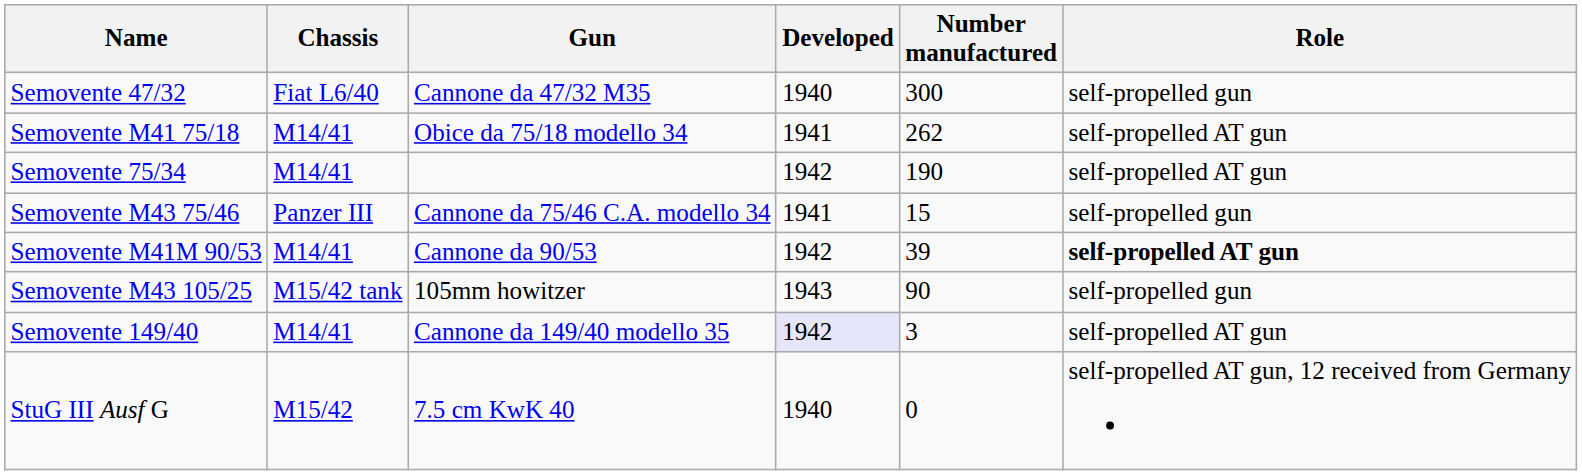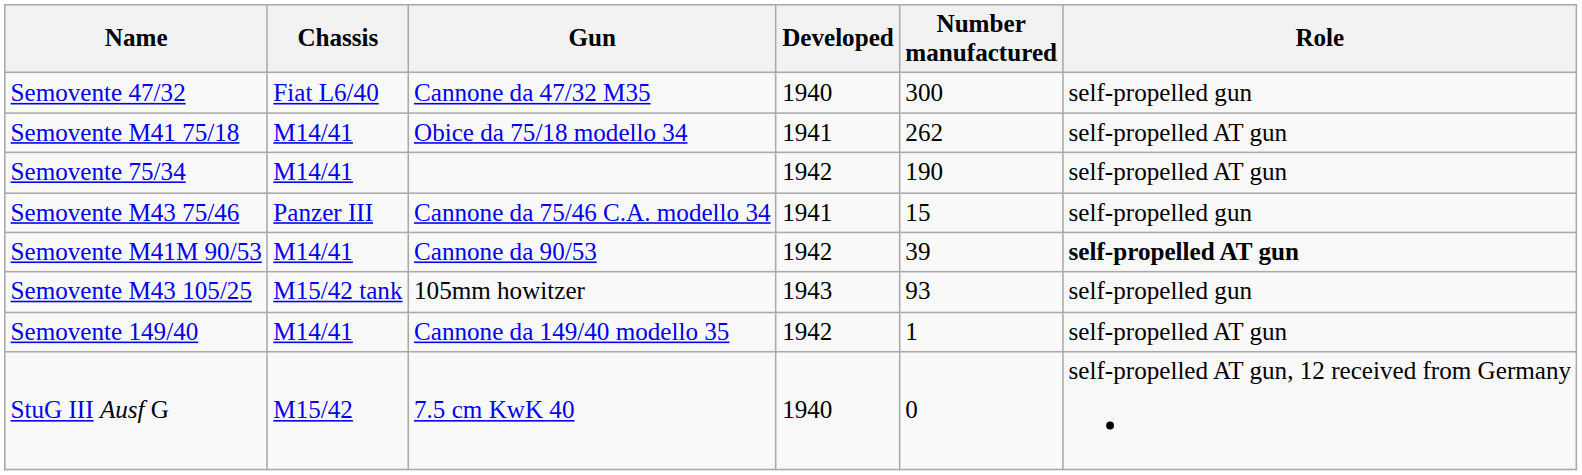(918, 291) 90 -> (918, 291) 93
(807, 331) lavender background -> (807, 331) no background
(912, 331) 3 -> (912, 331) 1
